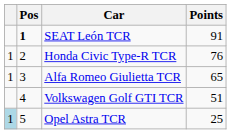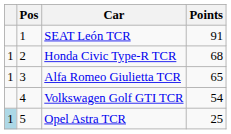(23, 35) bold -> (23, 35) normal
(217, 56) 76 -> (217, 56) 68
(217, 98) 51 -> (217, 98) 54
